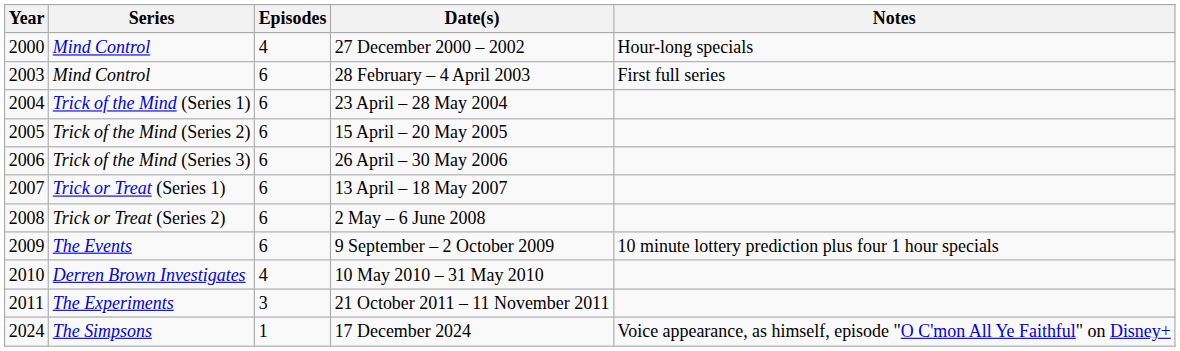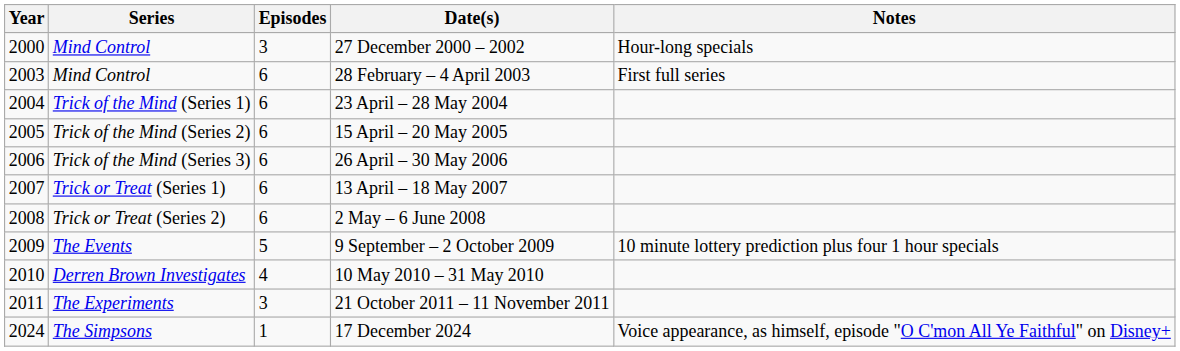(263, 47) 4 -> (263, 47) 3
(263, 246) 6 -> (263, 246) 5
